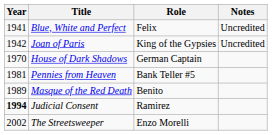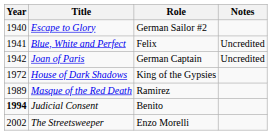+ row: (63, 28)
(176, 43) King of the Gypsies -> (169, 59) German Captain
(17, 59) 1970 -> (17, 75) 1972
(169, 59) German Captain -> (176, 75) King of the Gypsies
- row: (74, 75)
(150, 91) Benito -> (153, 91) Ramirez
(153, 106) Ramirez -> (150, 106) Benito
